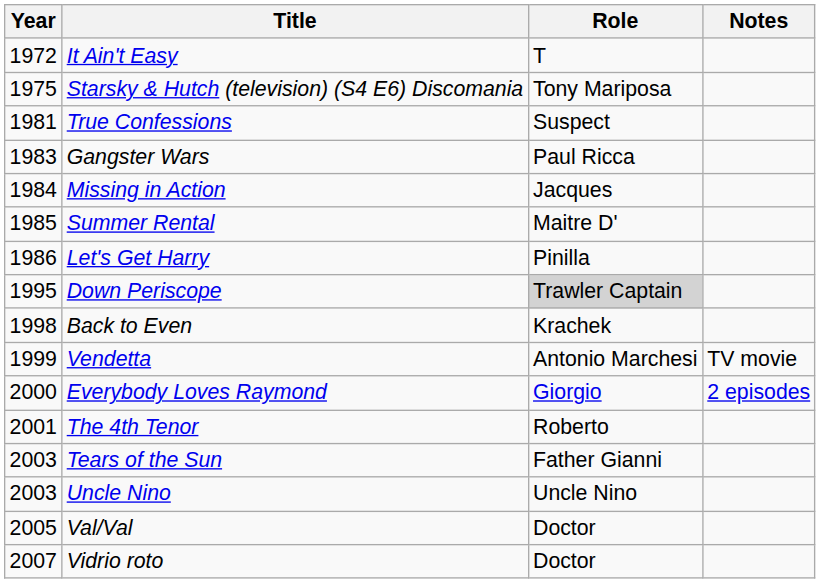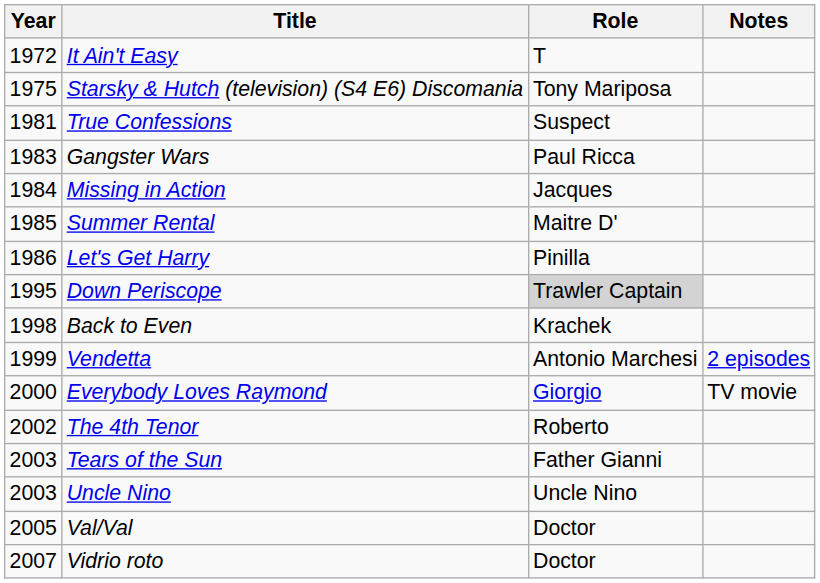(752, 358) TV movie -> (759, 358) 2 episodes
(759, 392) 2 episodes -> (752, 392) TV movie
(33, 426) 2001 -> (33, 426) 2002
